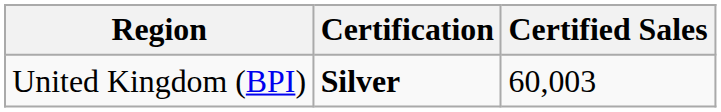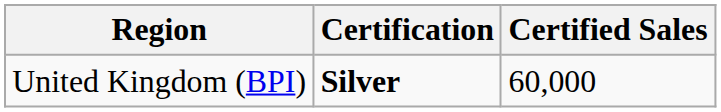(552, 80) 60,003 -> (552, 80) 60,000
